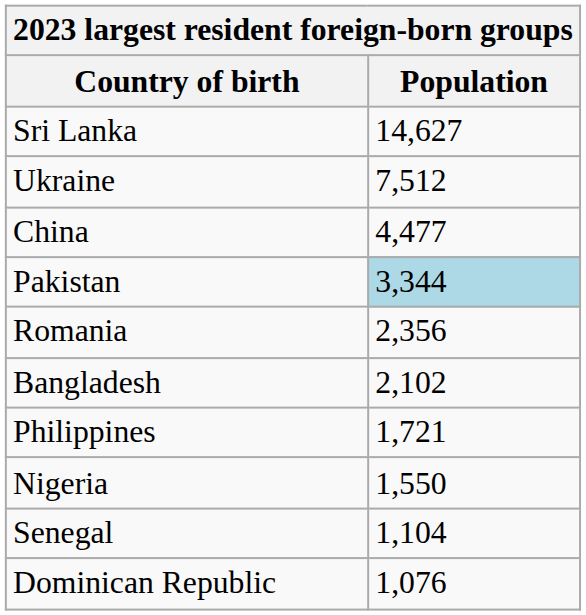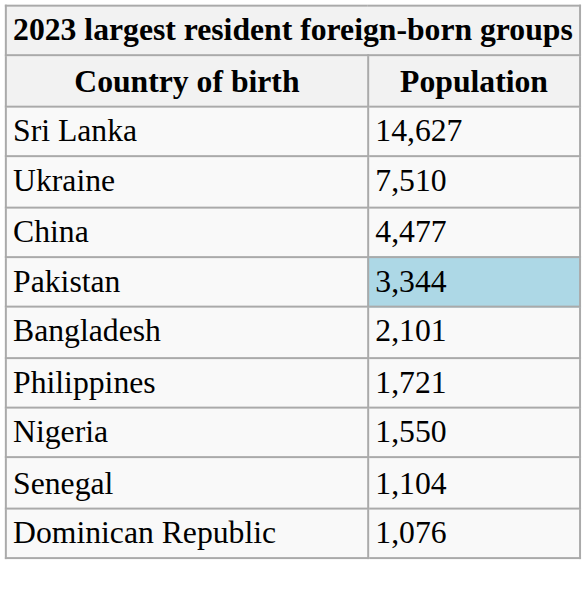(411, 181) 7,512 -> (411, 181) 7,510
- row: (70, 331)
(411, 381) 2,102 -> (411, 331) 2,101
